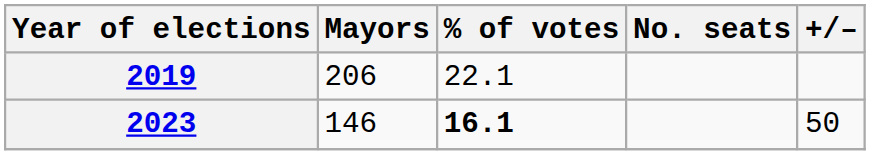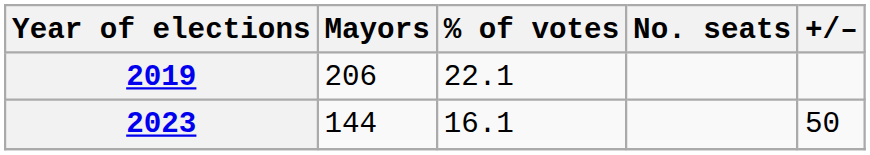(351, 124) 146 -> (351, 124) 144
(479, 124) bold -> (479, 124) normal
